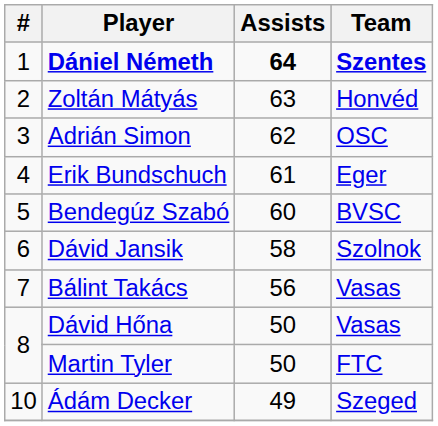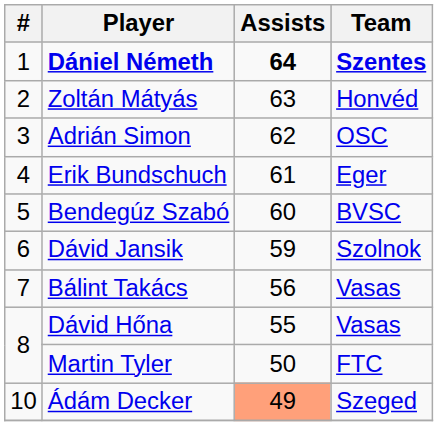(283, 250) 58 -> (283, 250) 59
(283, 325) 50 -> (283, 325) 55
(283, 401) no background -> (283, 401) lightsalmon background
